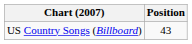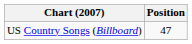(166, 30) 43 -> (166, 30) 47
